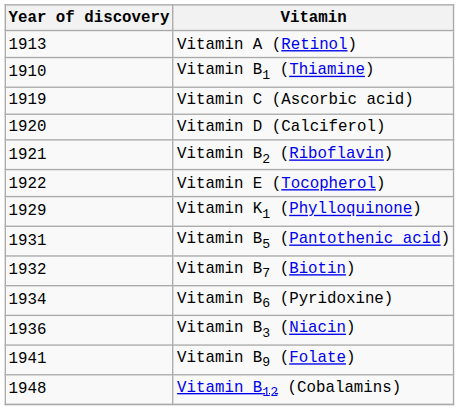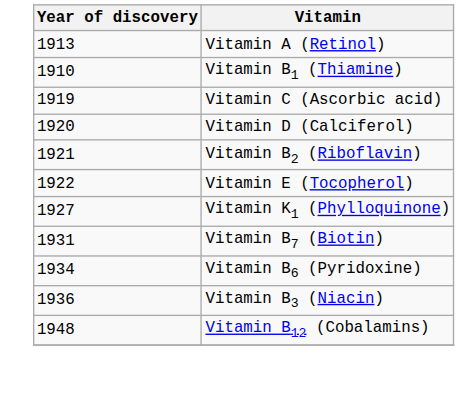(27, 211) 1929 -> (56, 211) 1927
- row: (314, 241)
(27, 271) 1932 -> (56, 241) 1931
- row: (266, 360)
